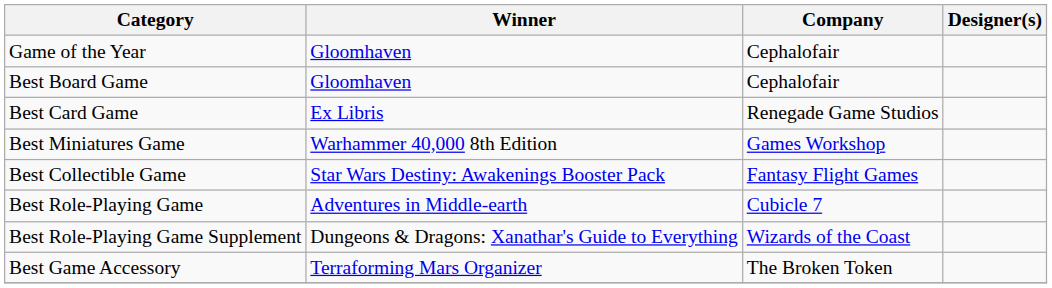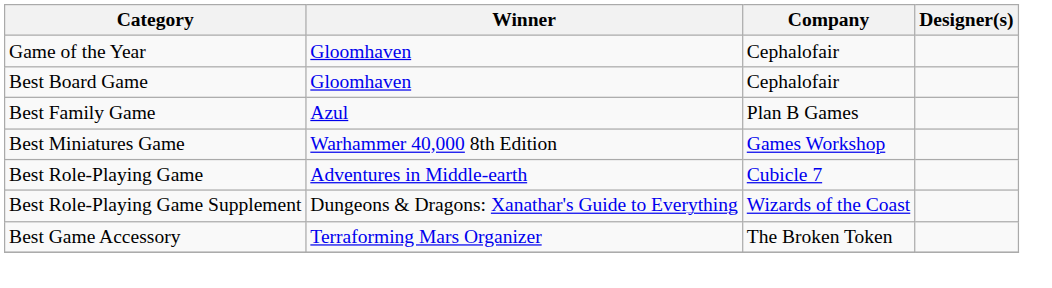- row: (74, 112)
+ row: (82, 112)
- row: (97, 174)
